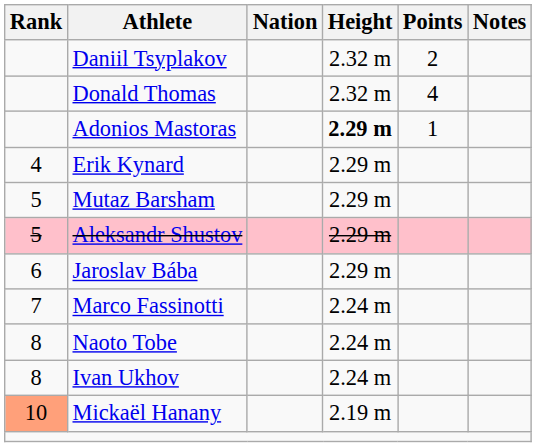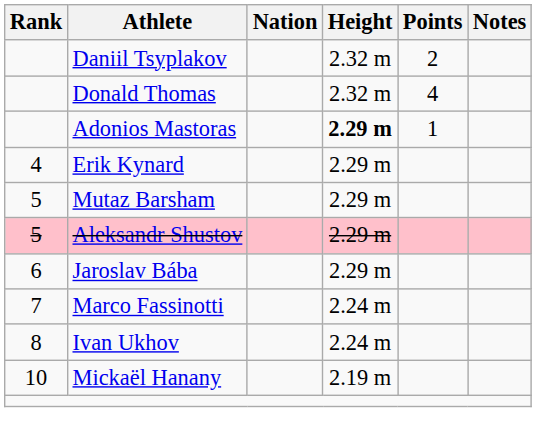- row: (125, 341)
(36, 413) lightsalmon background -> (36, 377) no background
